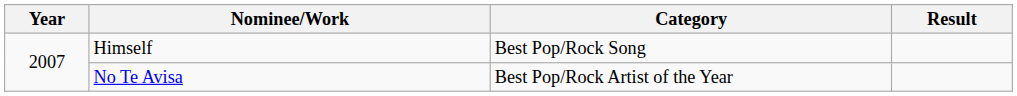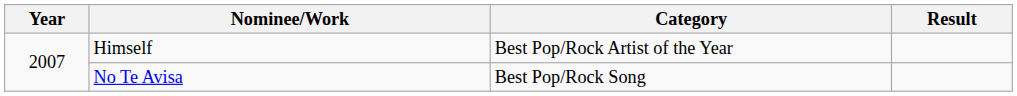(570, 47) Best Pop/Rock Song -> (614, 47) Best Pop/Rock Artist of the Year
(614, 76) Best Pop/Rock Artist of the Year -> (570, 76) Best Pop/Rock Song
